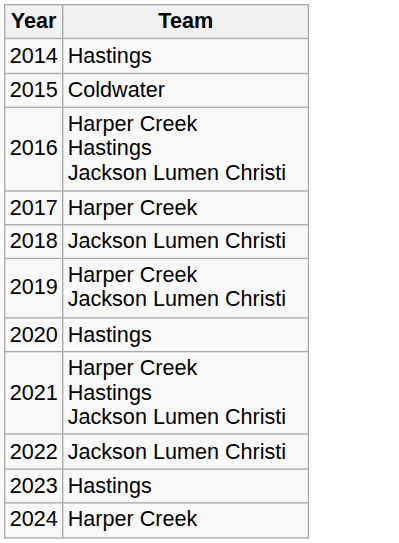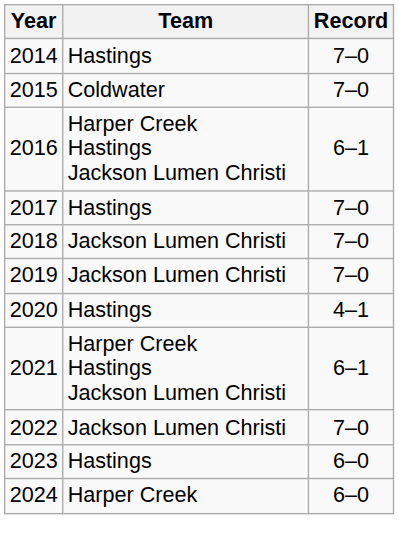+ column: (351, 21)
(132, 207) Harper Creek -> (110, 207) Hastings
(177, 287) Harper Creek Jackson Lumen Christi -> (177, 275) Jackson Lumen Christi
